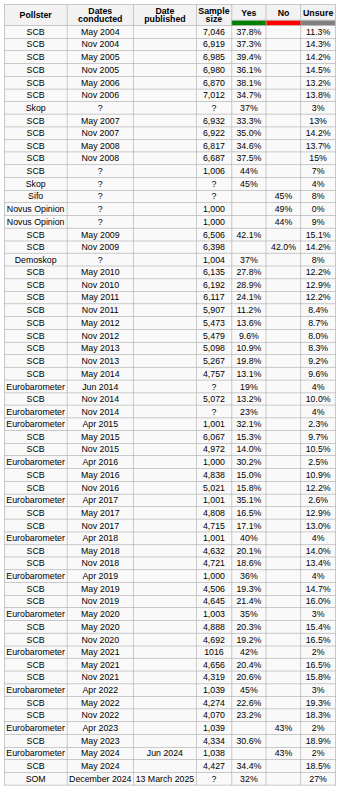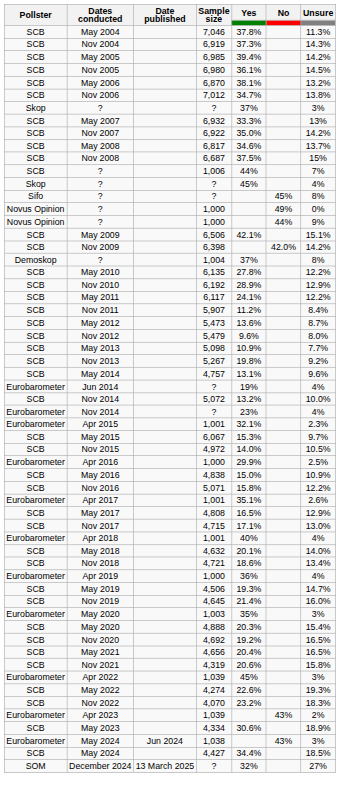(318, 349) 8.3% -> (318, 349) 7.7%
(249, 463) 30.2% -> (249, 463) 29.9%
(214, 488) 5,021 -> (214, 488) 5,071
- row: (36, 652)
(318, 754) 2% -> (318, 741) 3%
